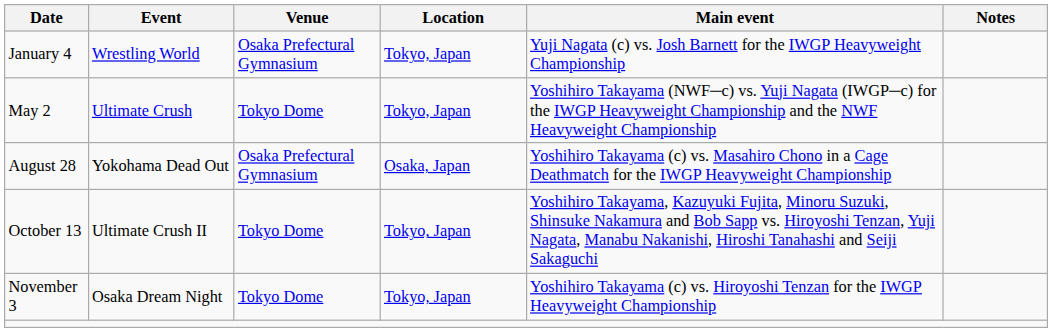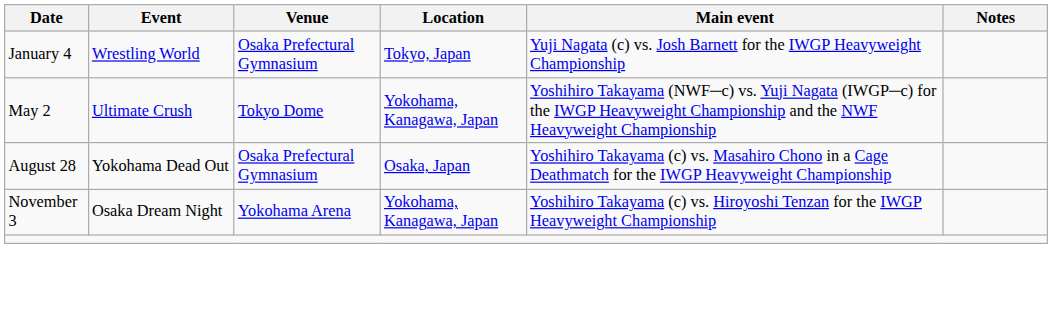(427, 109) Tokyo, Japan -> (441, 109) Yokohama, Kanagawa, Japan
- row: (45, 230)
(281, 296) Tokyo Dome -> (294, 211) Yokohama Arena
(427, 296) Tokyo, Japan -> (441, 211) Yokohama, Kanagawa, Japan
